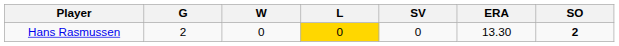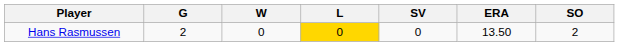(497, 32) 13.30 -> (497, 32) 13.50
(575, 32) bold -> (575, 32) normal
